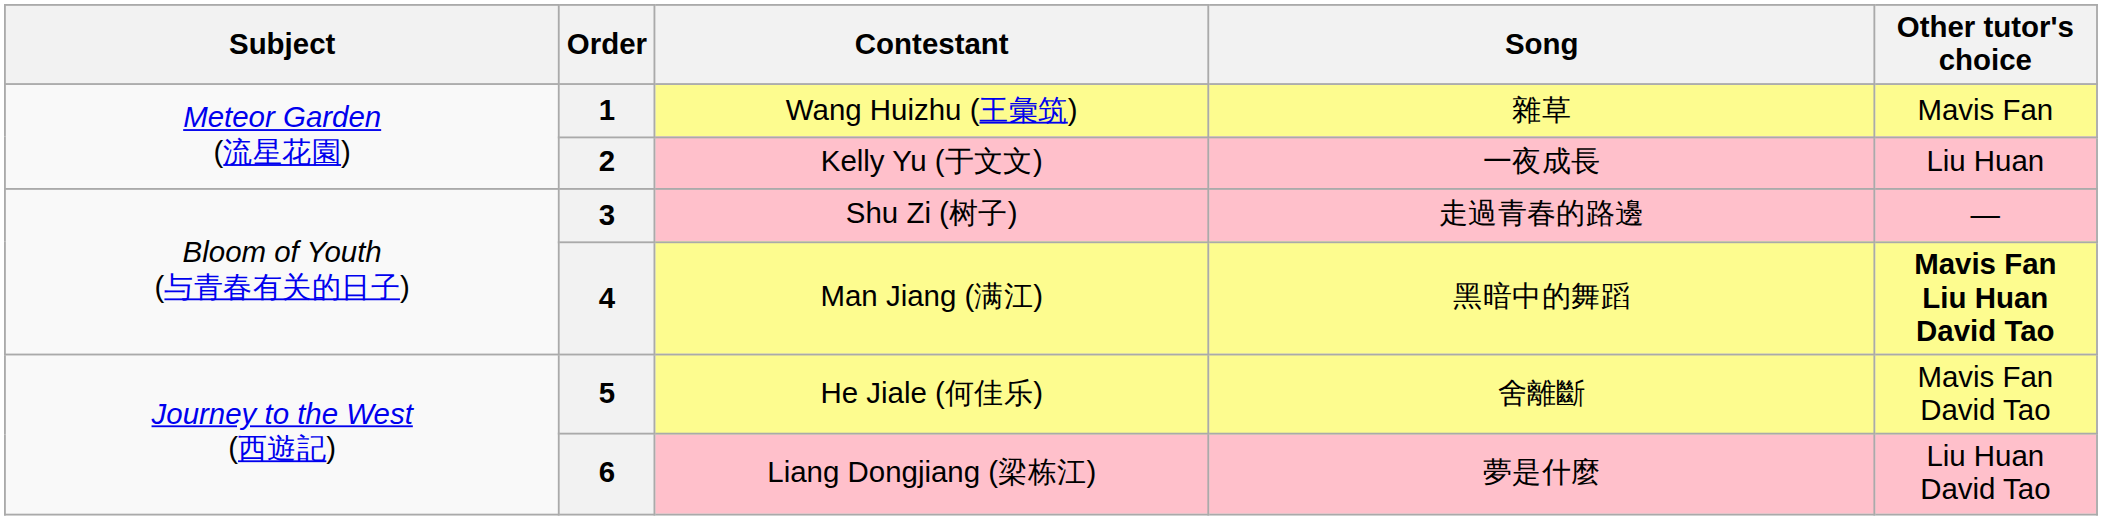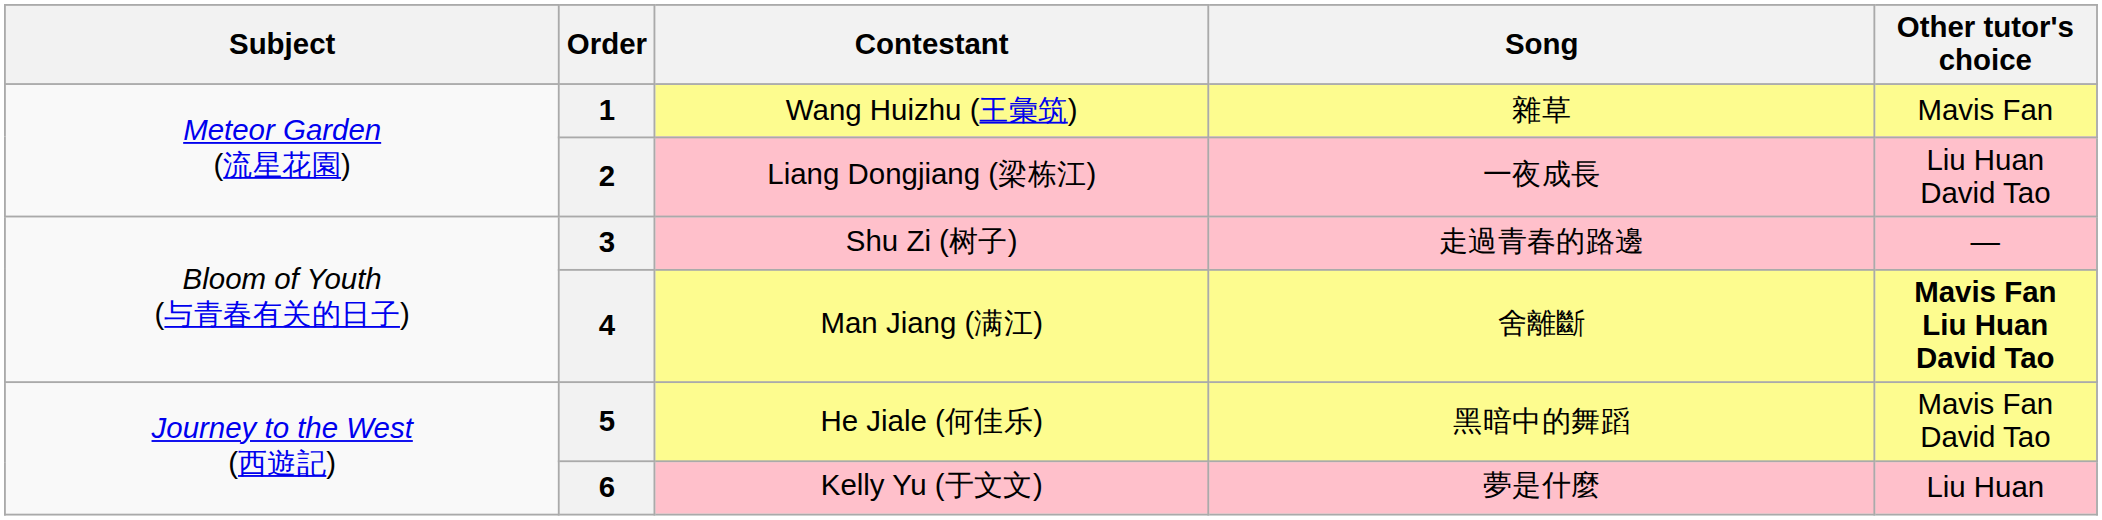(932, 161) Kelly Yu (于文文) -> (932, 175) Liang Dongjiang (梁栋江)
(1985, 162) Liu Huan -> (1985, 176) Liu Huan David Tao
(1542, 296) 黑暗中的舞蹈 -> (1542, 324) 舍離斷
(1542, 392) 舍離斷 -> (1542, 420) 黑暗中的舞蹈
(932, 472) Liang Dongjiang (梁栋江) -> (932, 486) Kelly Yu (于文文)
(1985, 473) Liu Huan David Tao -> (1985, 487) Liu Huan
